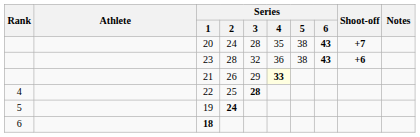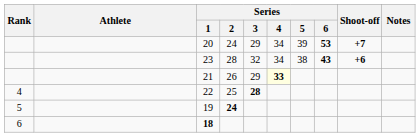(255, 44) 28 -> (255, 44) 29
(279, 44) 35 -> (279, 44) 34
(302, 44) 38 -> (302, 44) 39
(326, 44) 43 -> (326, 44) 53
(279, 60) 36 -> (279, 60) 34
